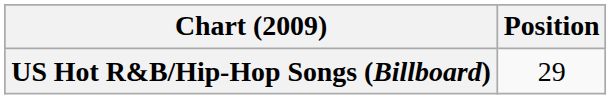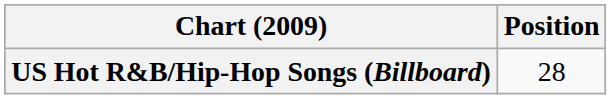(552, 70) 29 -> (552, 70) 28
